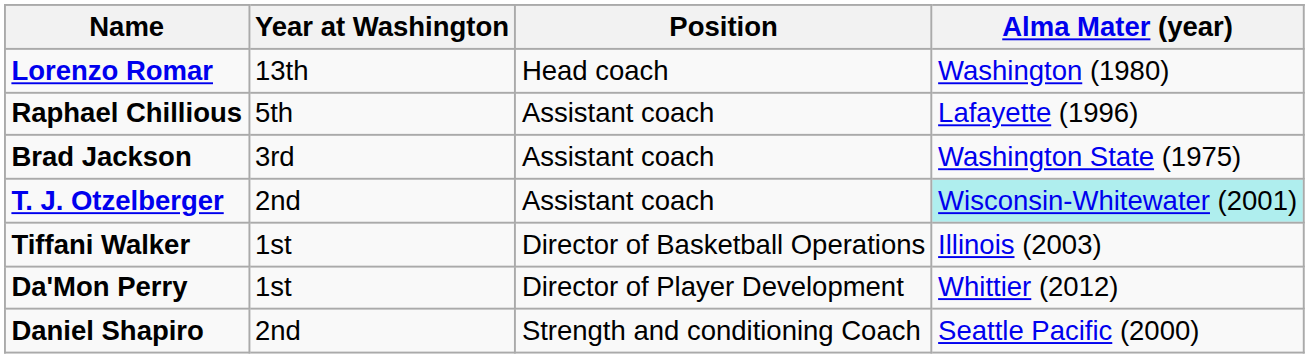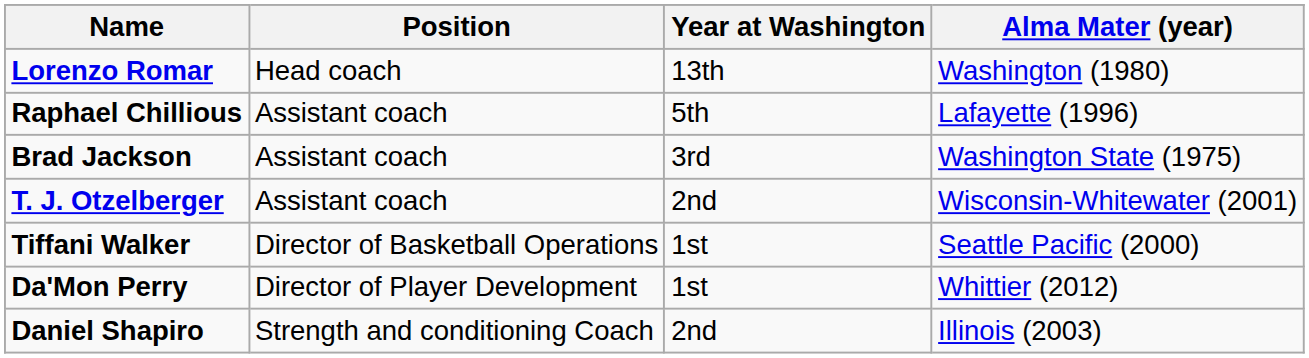columns swapped: (724, 27) <-> (382, 27)
(1118, 201) paleturquoise background -> (1118, 201) no background
(1020, 244) Illinois (2003) -> (1069, 244) Seattle Pacific (2000)
(1069, 331) Seattle Pacific (2000) -> (1020, 331) Illinois (2003)
